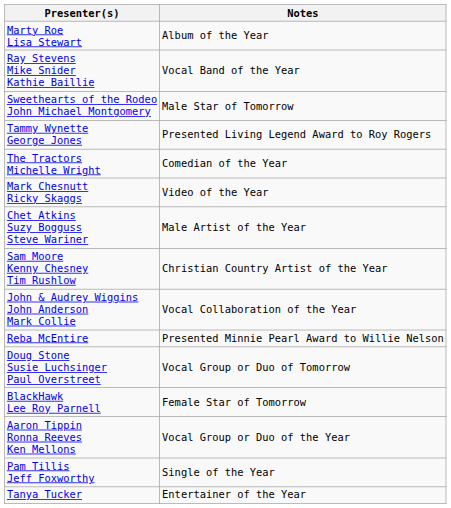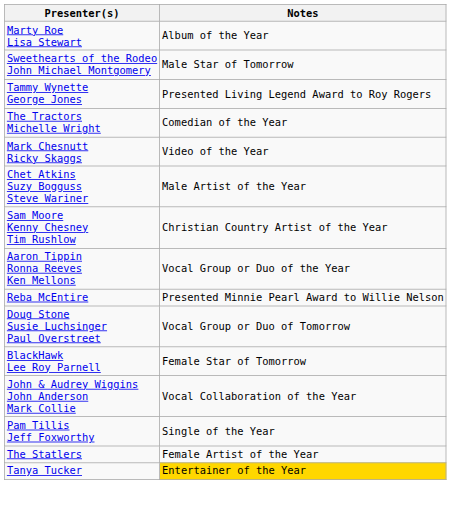- row: (51, 71)
rows swapped: (44, 437) <-> (73, 309)
+ row: (44, 454)
(234, 495) no background -> (234, 471) gold background
